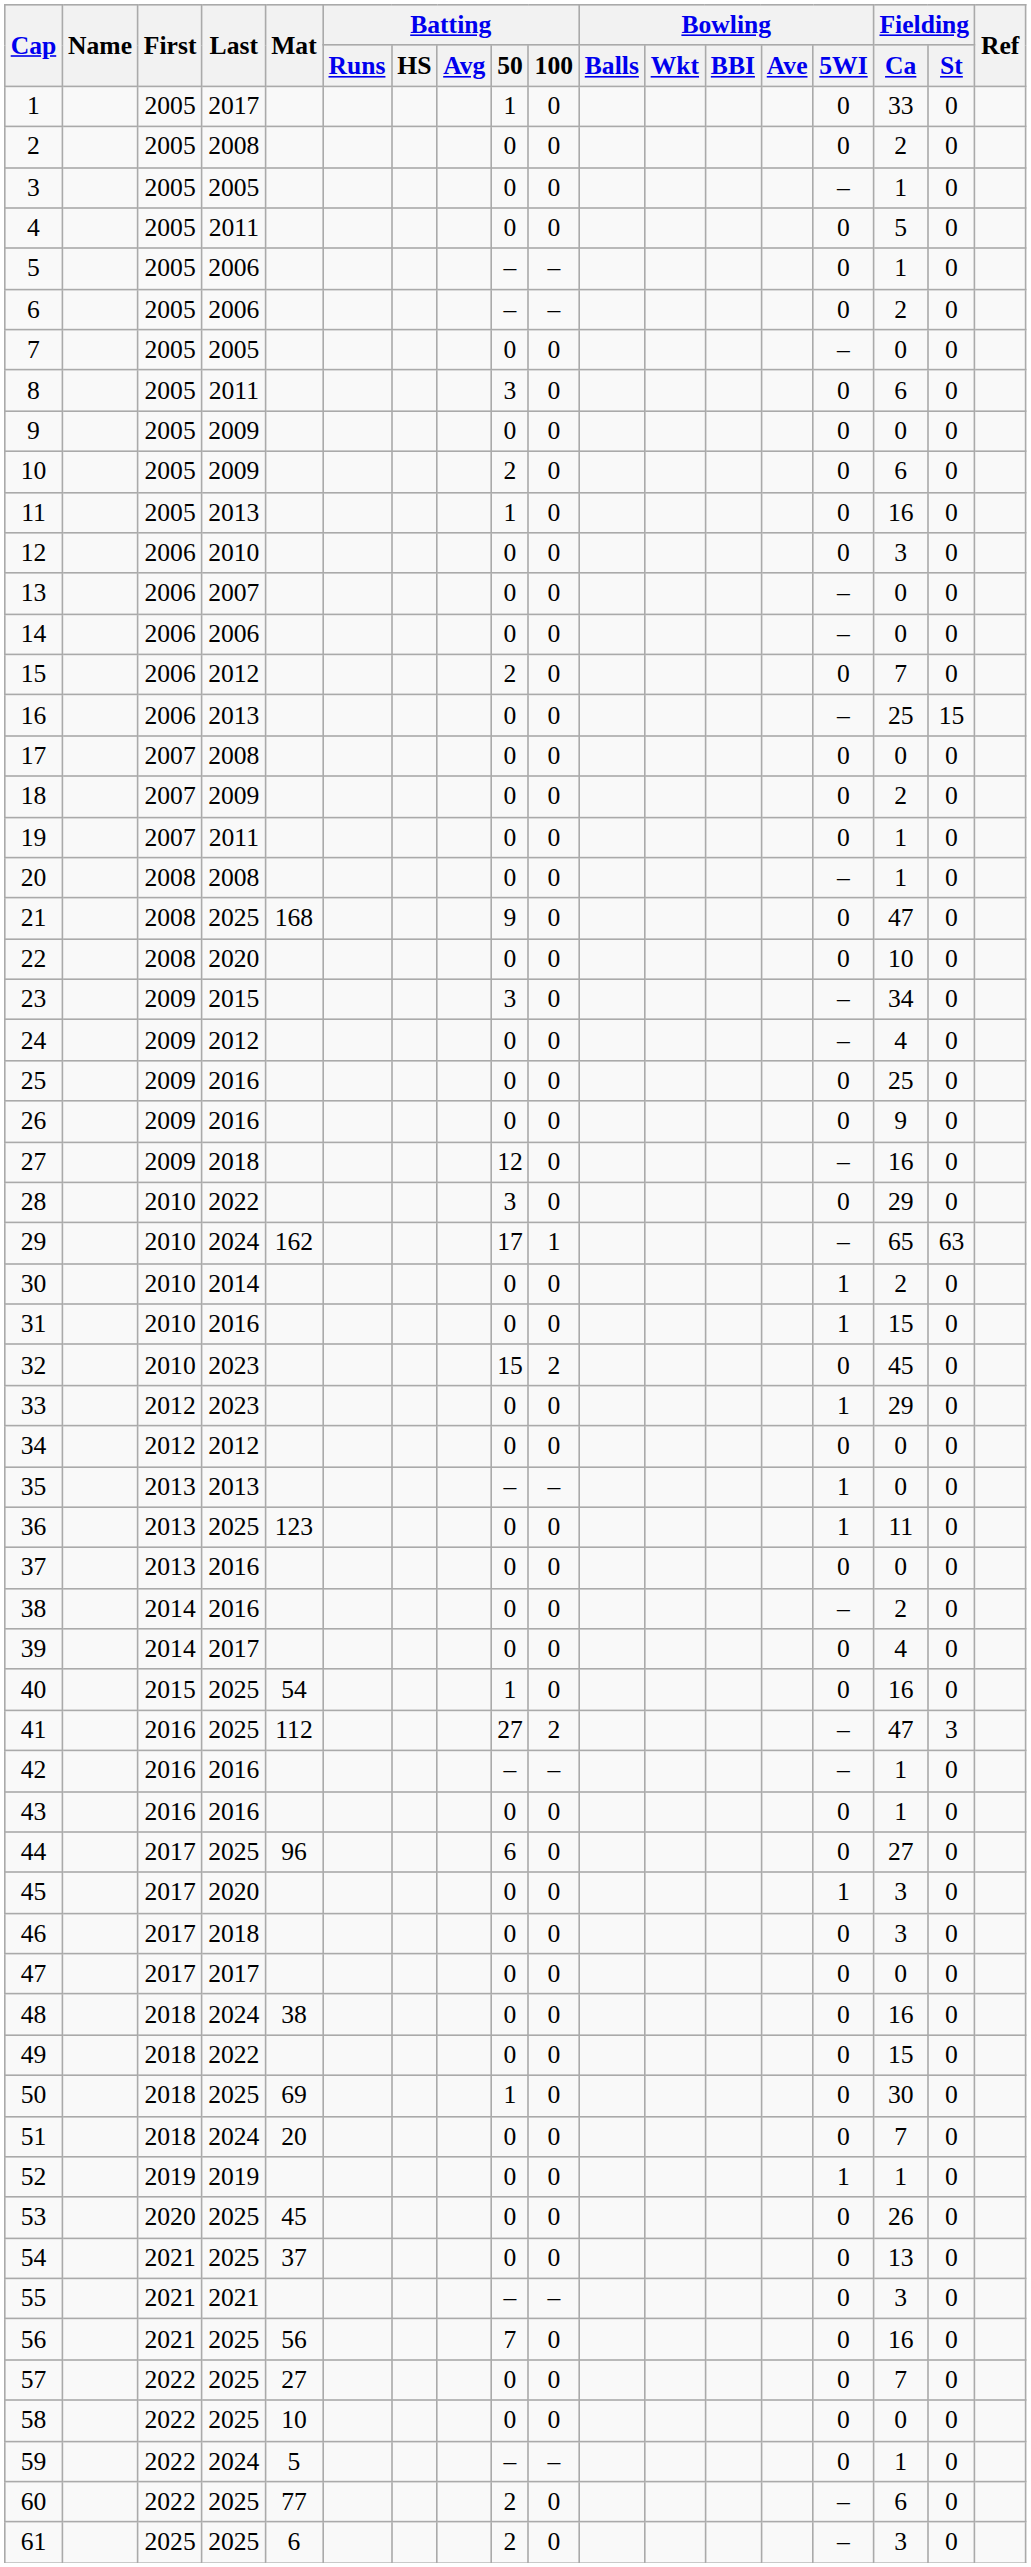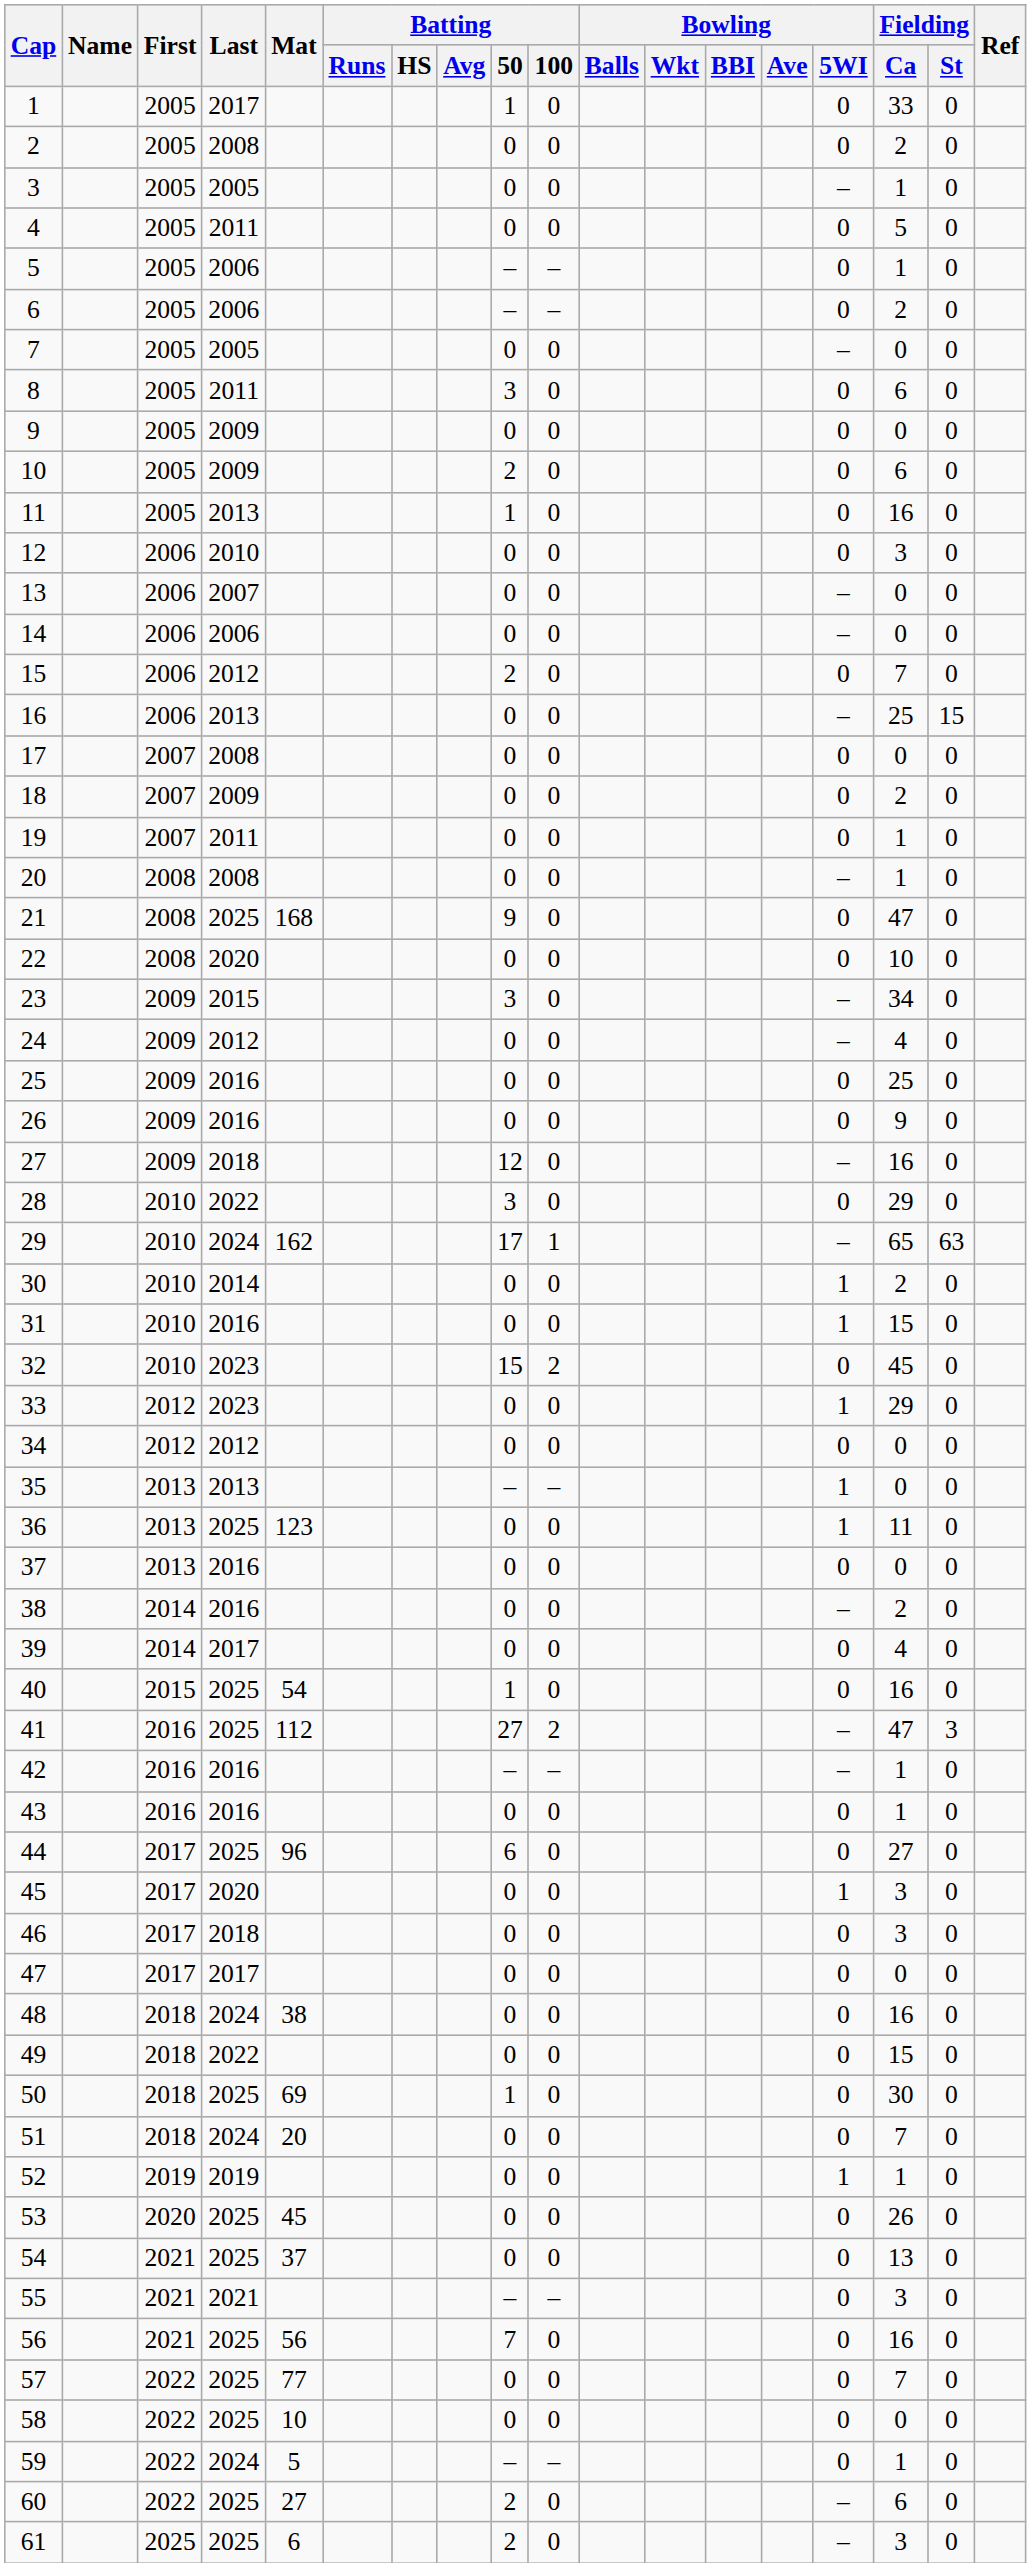(294, 2379) 27 -> (294, 2379) 77
(294, 2501) 77 -> (294, 2501) 27
